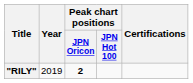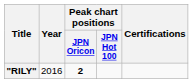(52, 70) 2019 -> (52, 70) 2016
